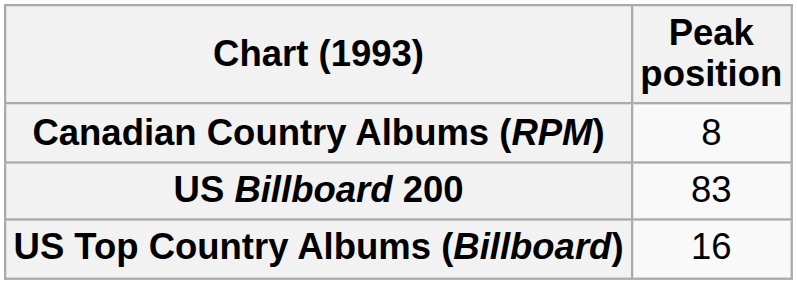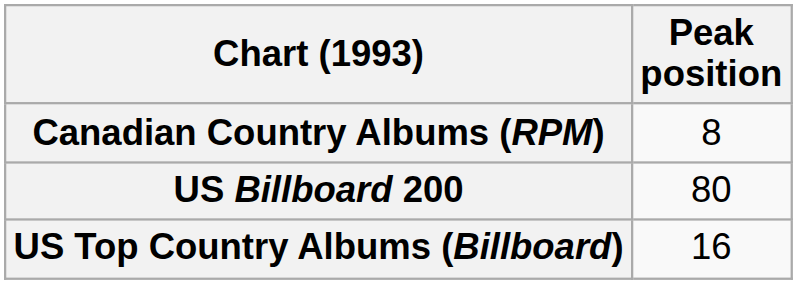(711, 190) 83 -> (711, 190) 80
